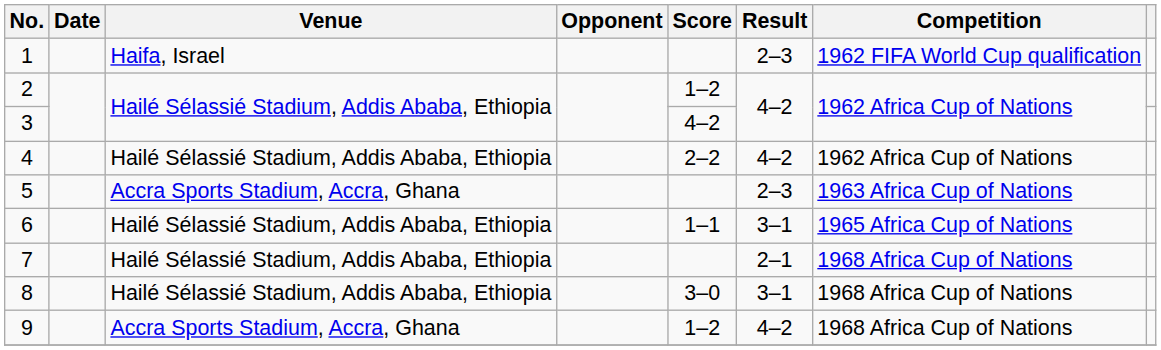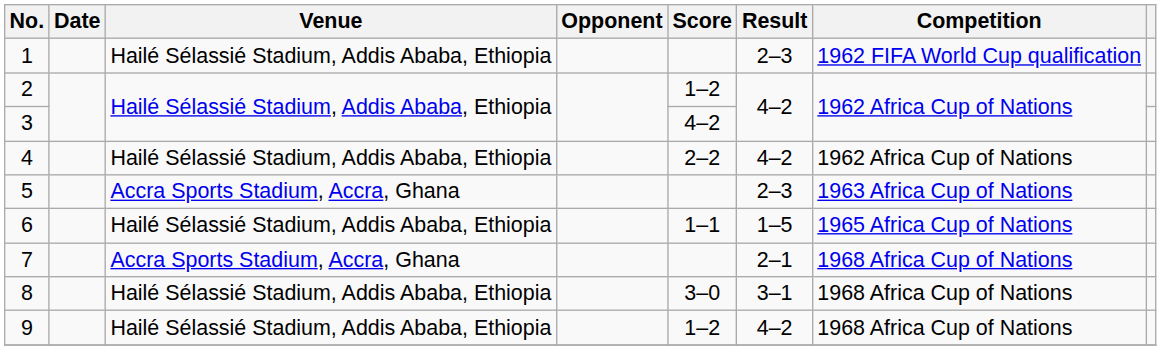(168, 55) Haifa, Israel -> (331, 55) Hailé Sélassié Stadium, Addis Ababa, Ethiopia
(775, 225) 3–1 -> (775, 225) 1–5
(331, 259) Hailé Sélassié Stadium, Addis Ababa, Ethiopia -> (285, 259) Accra Sports Stadium, Accra, Ghana
(285, 327) Accra Sports Stadium, Accra, Ghana -> (331, 327) Hailé Sélassié Stadium, Addis Ababa, Ethiopia
